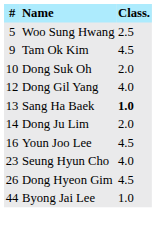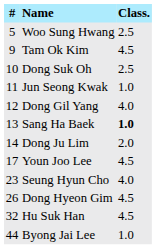(126, 68) 2.0 -> (126, 68) 2.5
+ row: (65, 87)
(12, 142) 16 -> (12, 161) 17
+ row: (53, 216)
